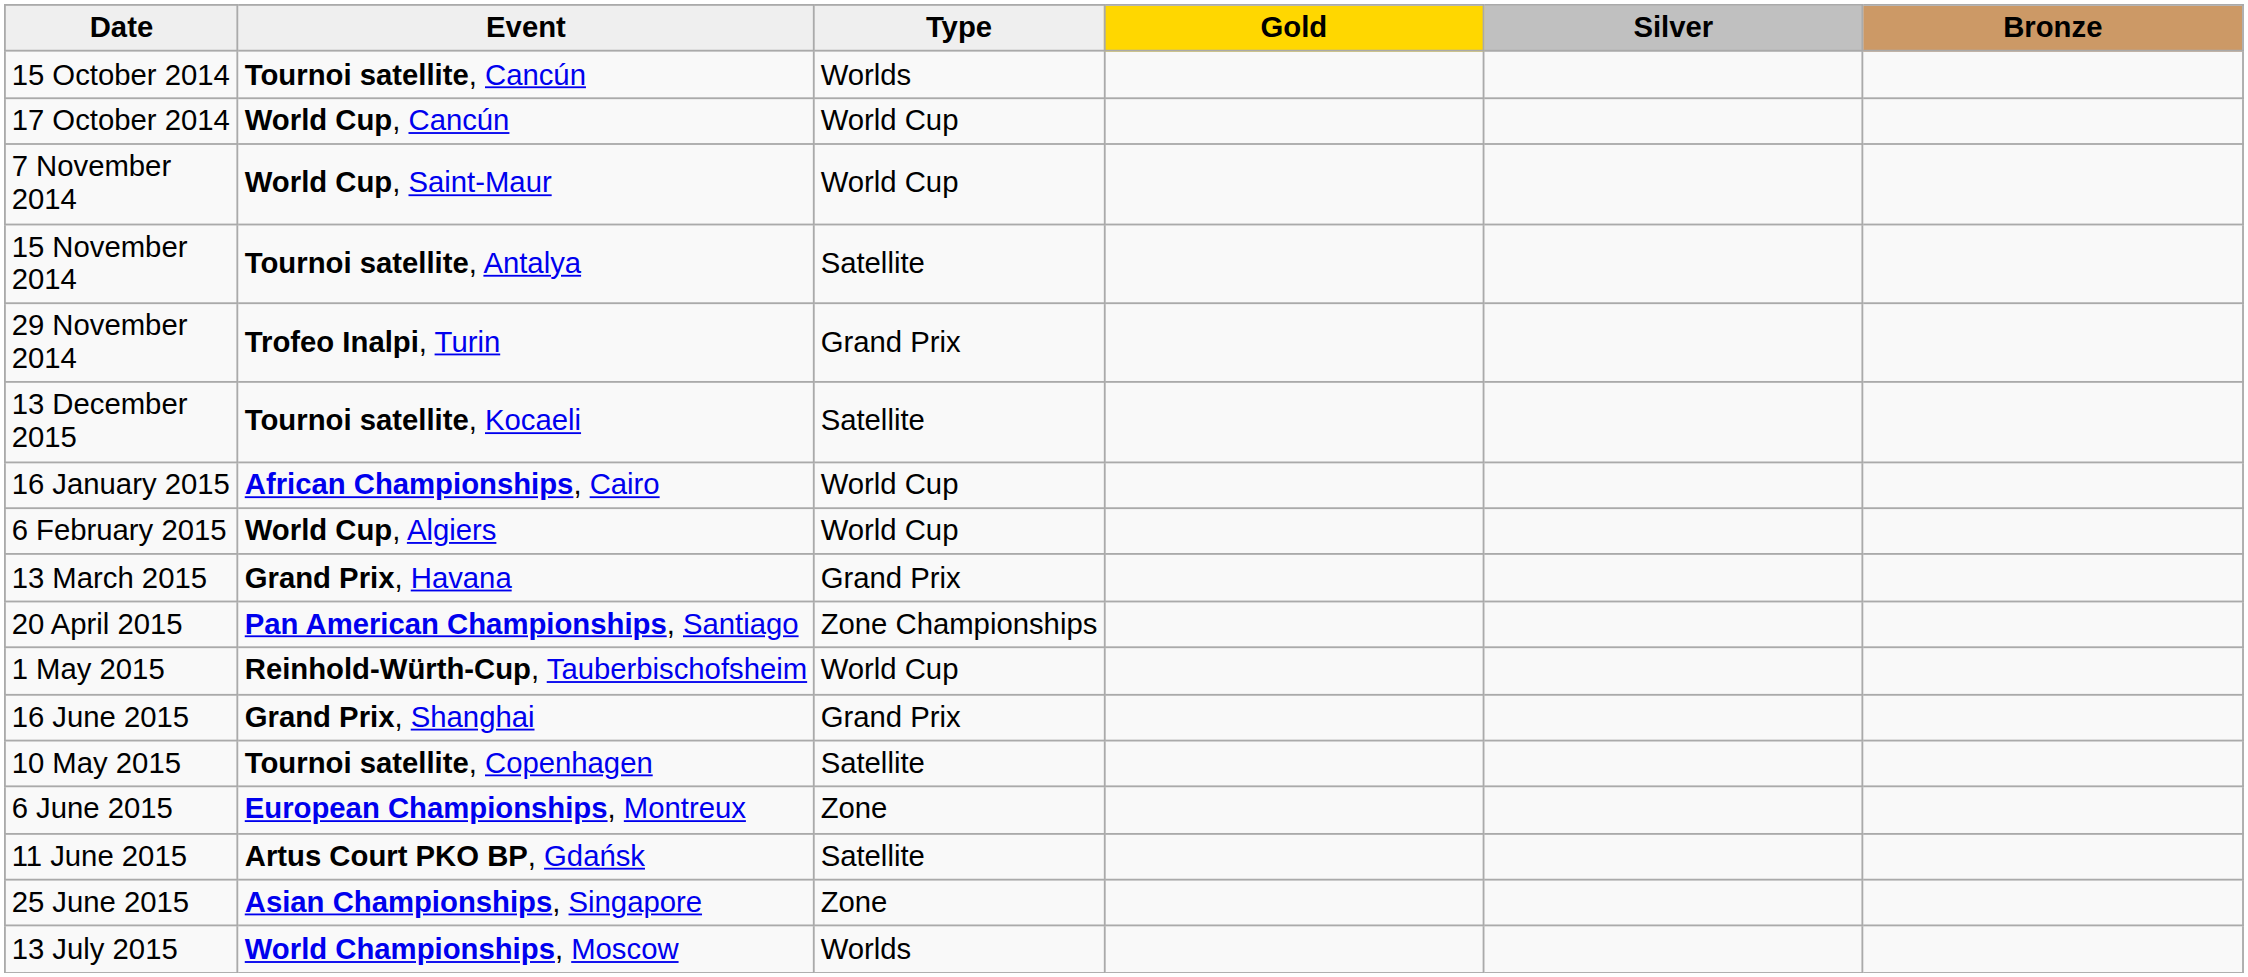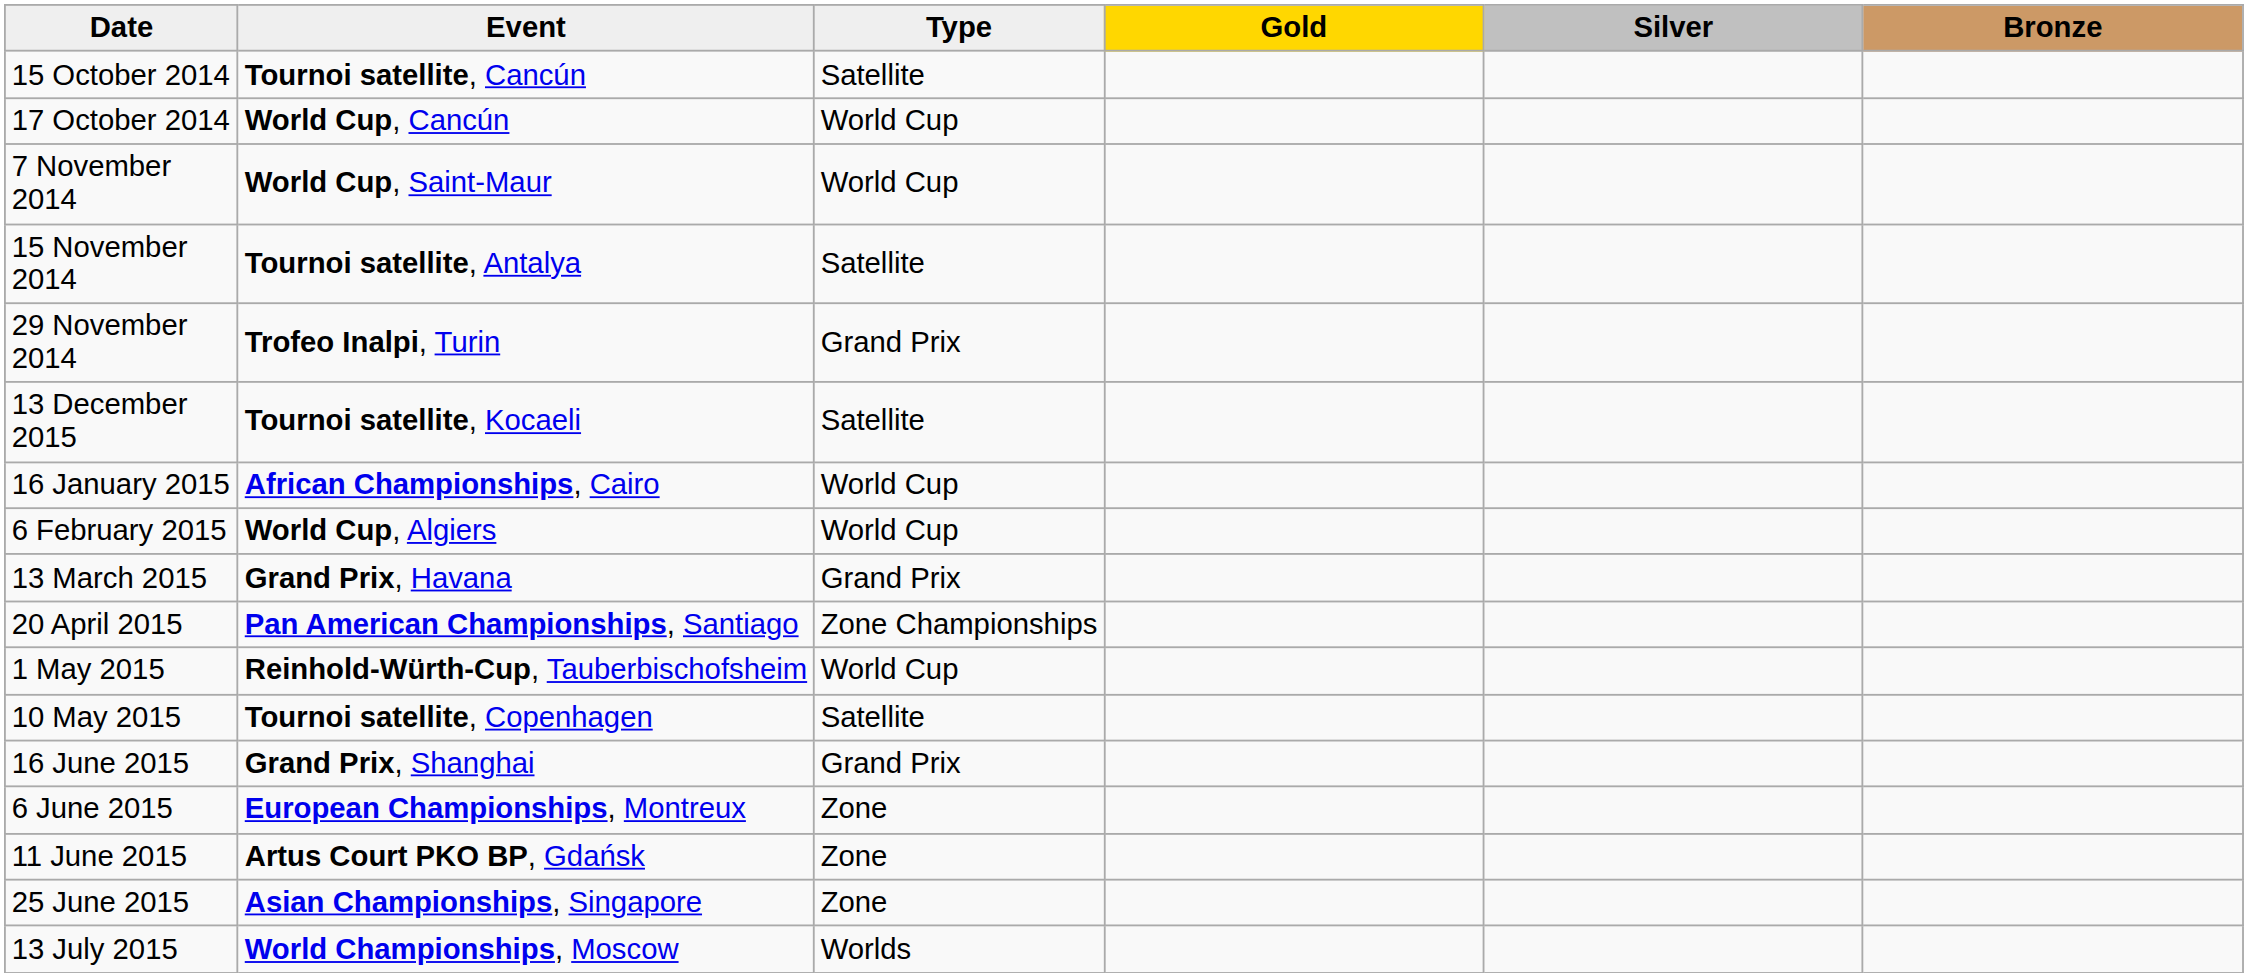(866, 74) Worlds -> (873, 74) Satellite
rows swapped: (96, 763) <-> (100, 716)
(873, 856) Satellite -> (854, 856) Zone
